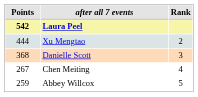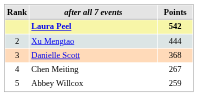columns swapped: (181, 12) <-> (23, 12)
